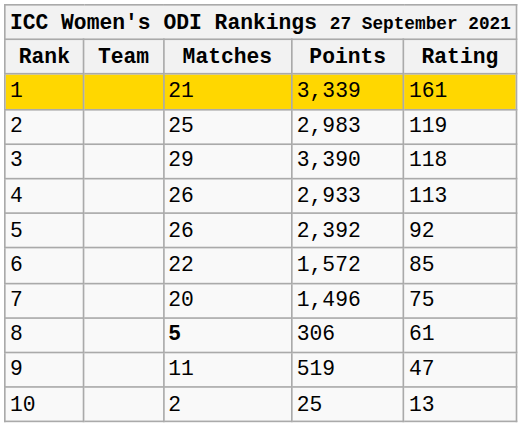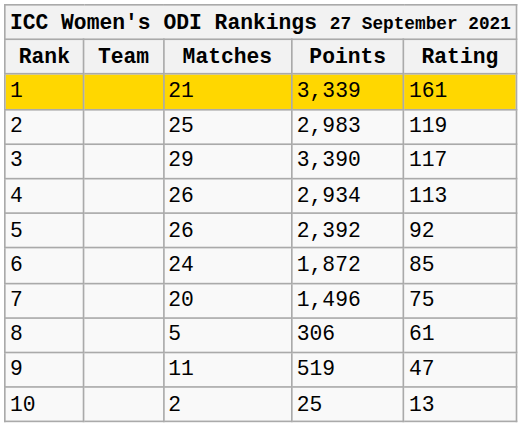(428, 161) 118 -> (428, 161) 117
(329, 196) 2,933 -> (329, 196) 2,934
(181, 265) 22 -> (181, 265) 24
(329, 265) 1,572 -> (329, 265) 1,872
(175, 335) bold -> (175, 335) normal
